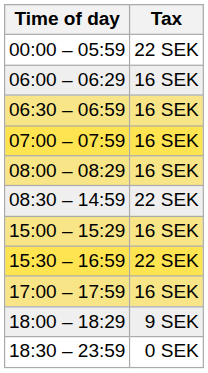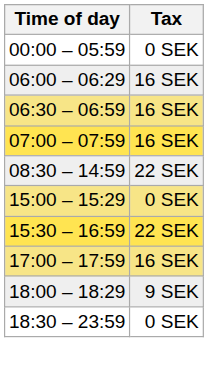(167, 49) 22 SEK -> (172, 49) 0 SEK
- row: (67, 170)
(167, 230) 16 SEK -> (172, 200) 0 SEK
